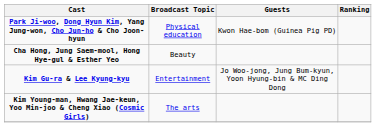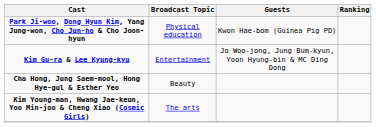rows swapped: (77, 54) <-> (77, 79)
